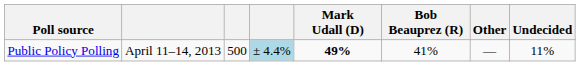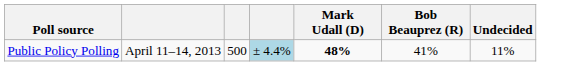- column: (490, 29)
(338, 50) 49% -> (338, 50) 48%
